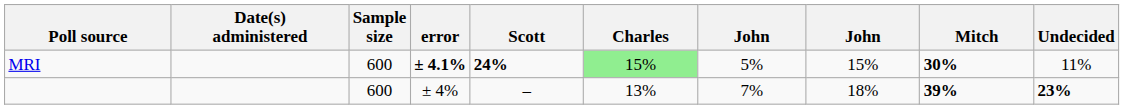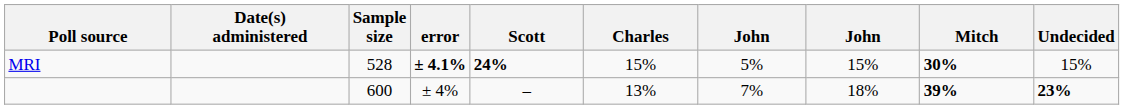(380, 63) 600 -> (380, 63) 528
(641, 63) lightgreen background -> (641, 63) no background
(1076, 63) 11% -> (1076, 63) 15%
